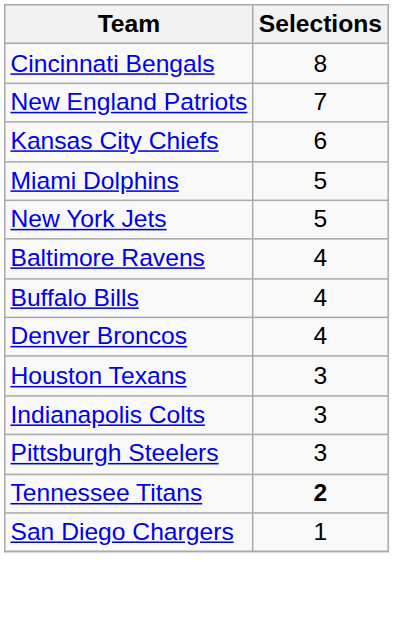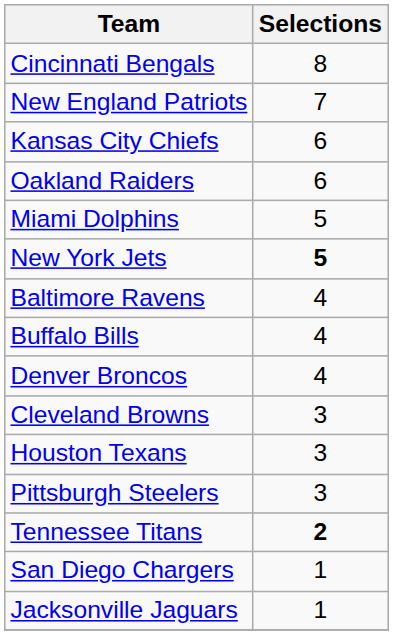+ row: (102, 180)
(320, 219) normal -> (320, 258) bold
+ row: (110, 414)
- row: (108, 414)
+ row: (124, 610)
